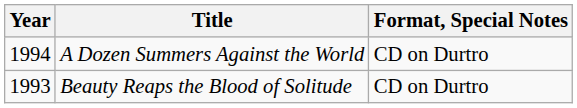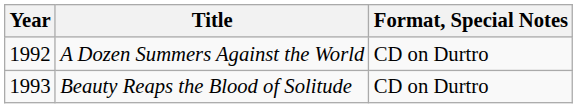(30, 53) 1994 -> (30, 53) 1992
